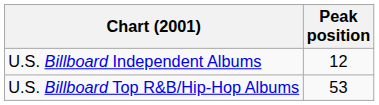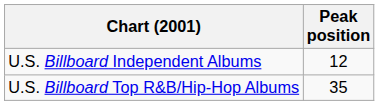(338, 87) 53 -> (338, 87) 35
